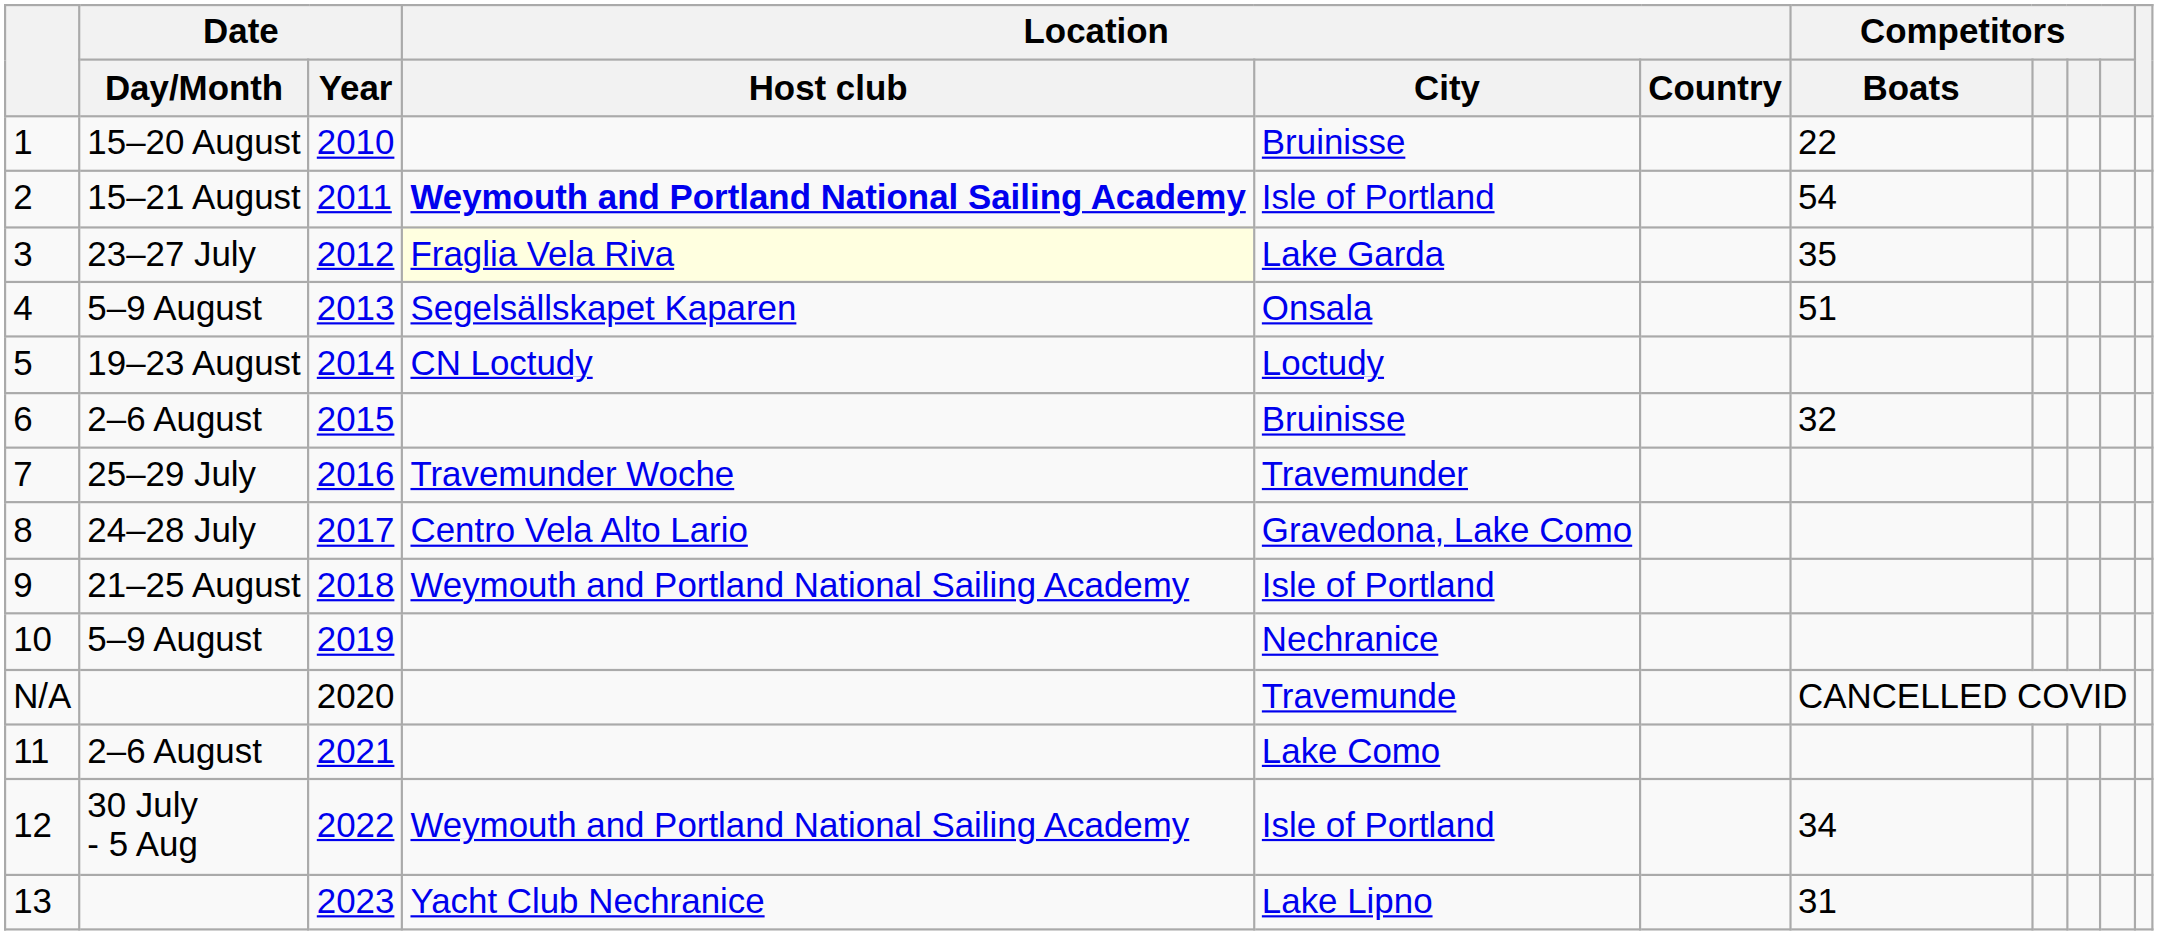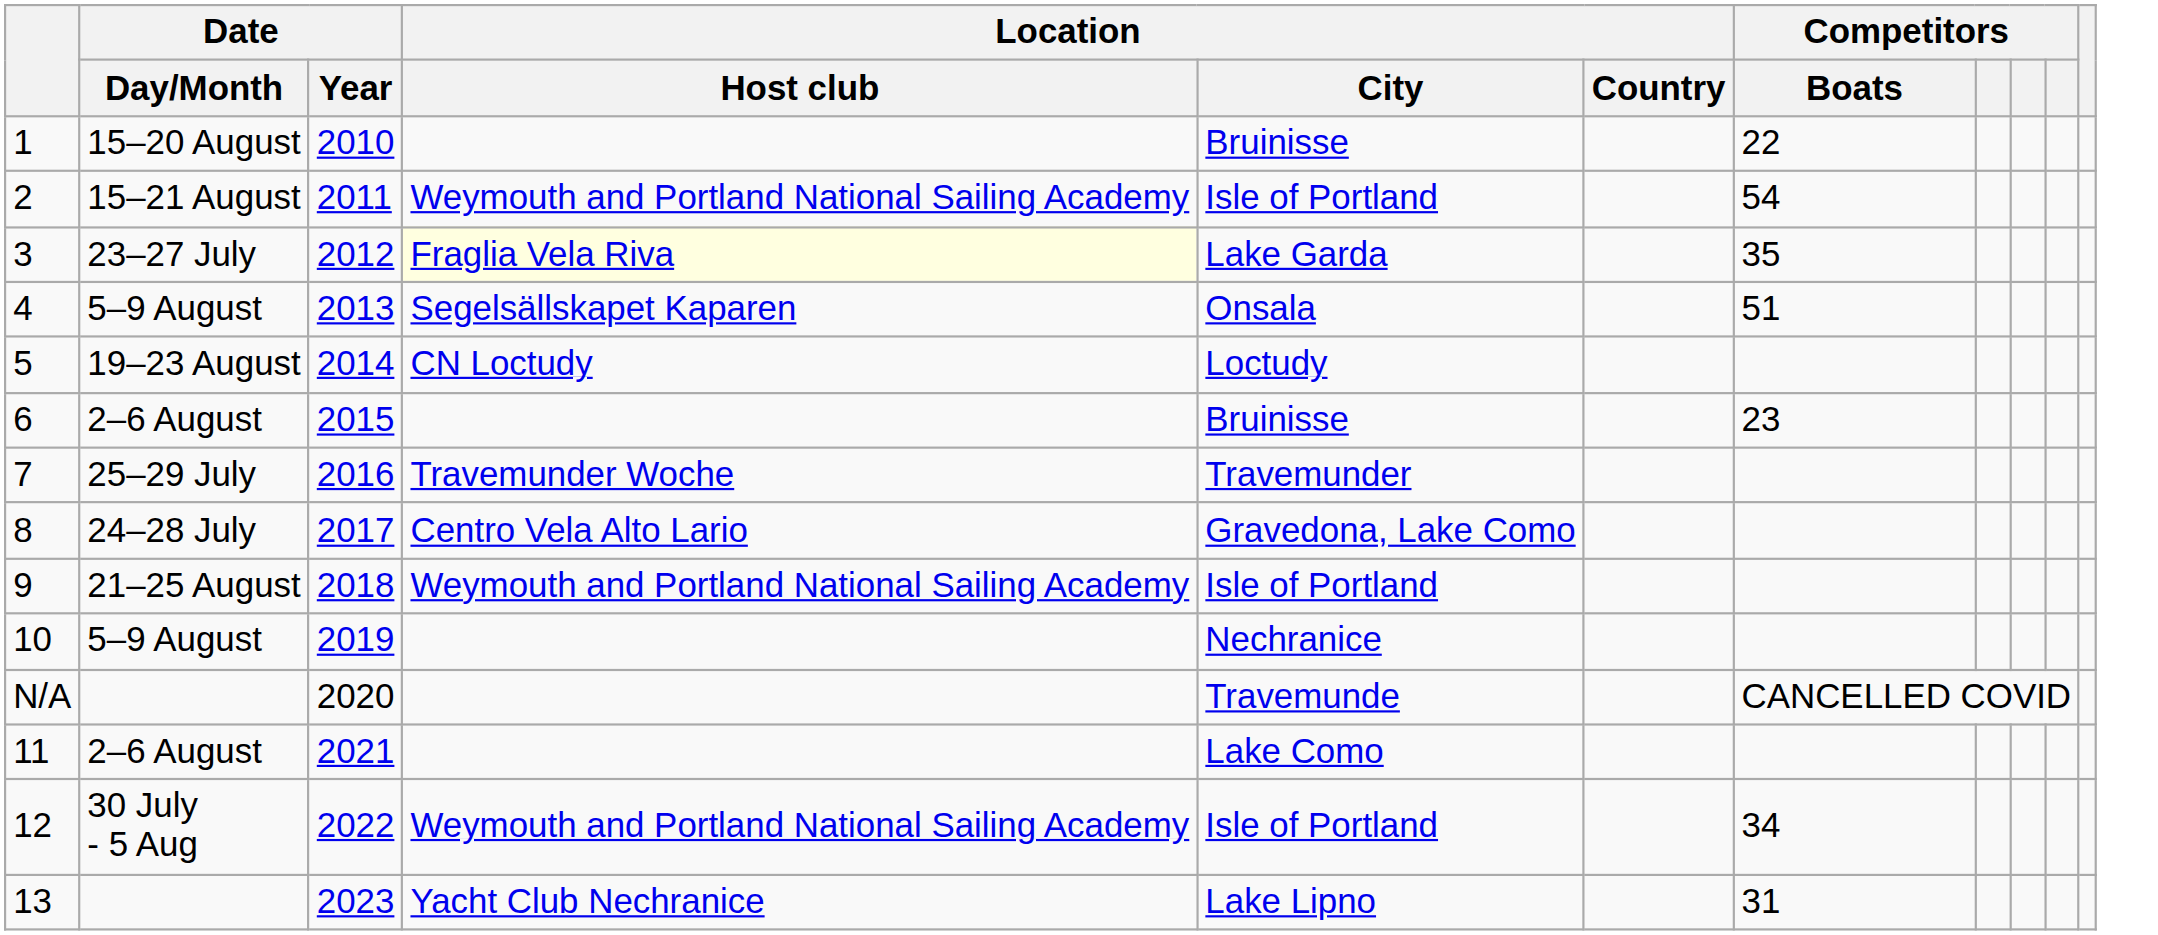(828, 198) bold -> (800, 198) normal
(1817, 419) 32 -> (1761, 419) 23
